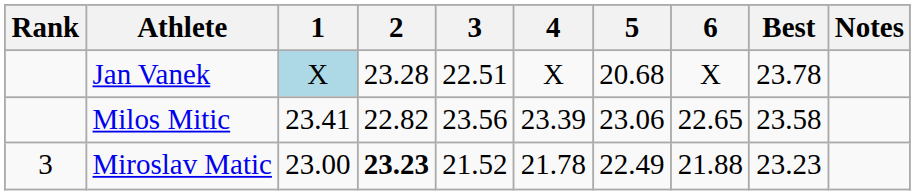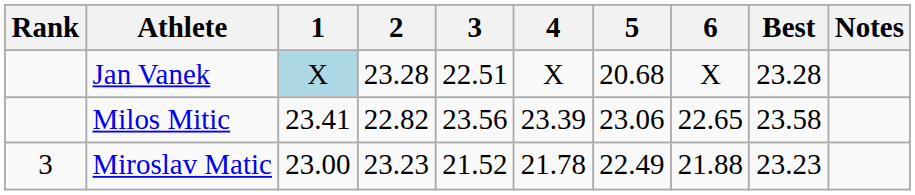(789, 73) 23.78 -> (789, 73) 23.28
(396, 165) bold -> (396, 165) normal
